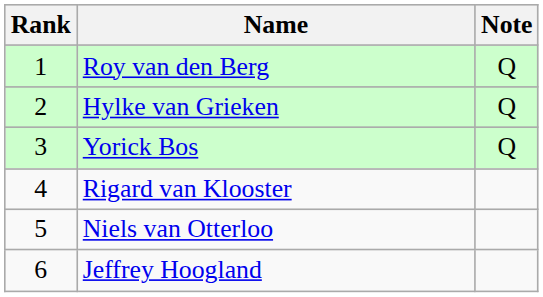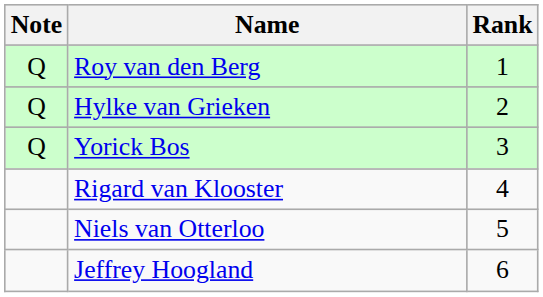columns swapped: (41, 24) <-> (507, 24)
